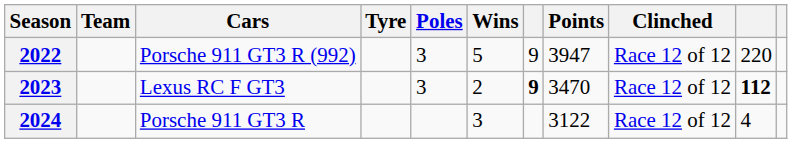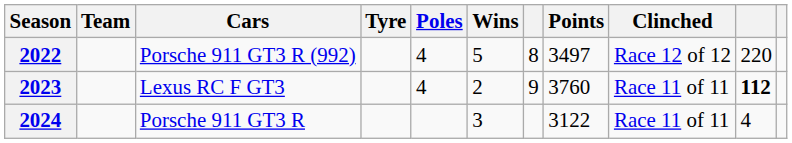(421, 54) 3 -> (421, 54) 4
(533, 54) 9 -> (533, 54) 8
(569, 54) 3947 -> (569, 54) 3497
(421, 87) 3 -> (421, 87) 4
(533, 87) bold -> (533, 87) normal
(569, 87) 3470 -> (569, 87) 3760
(672, 87) Race 12 of 12 -> (672, 87) Race 11 of 11
(672, 120) Race 12 of 12 -> (672, 120) Race 11 of 11
